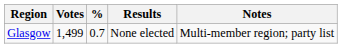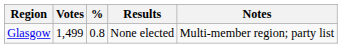(97, 33) 0.7 -> (97, 33) 0.8
